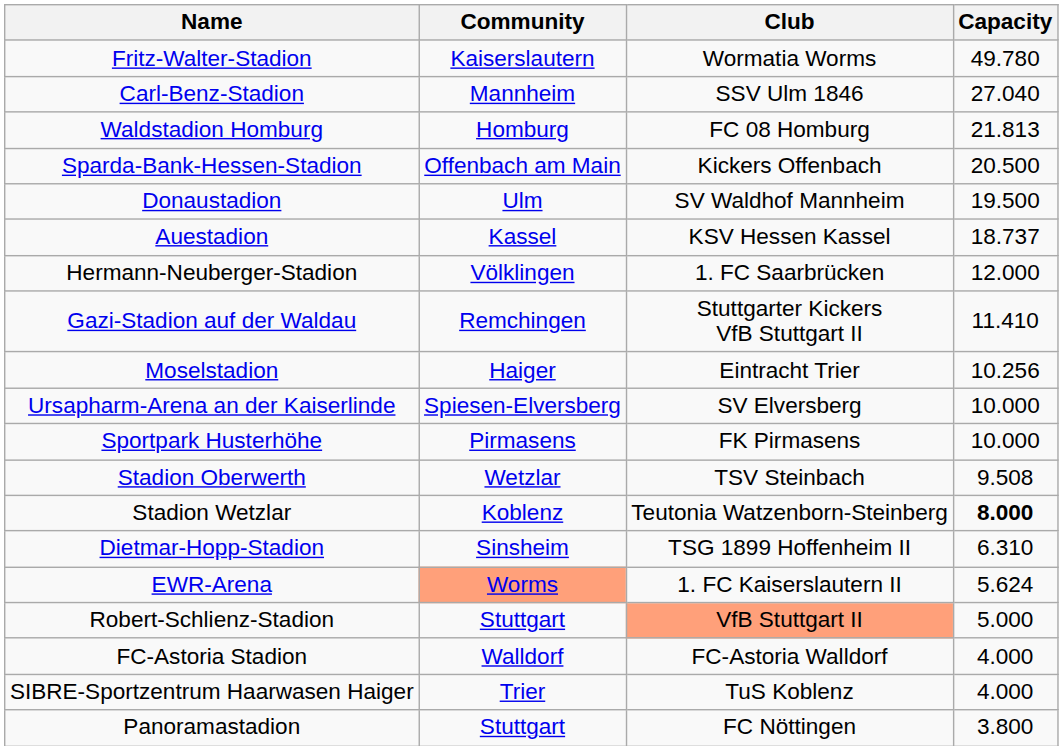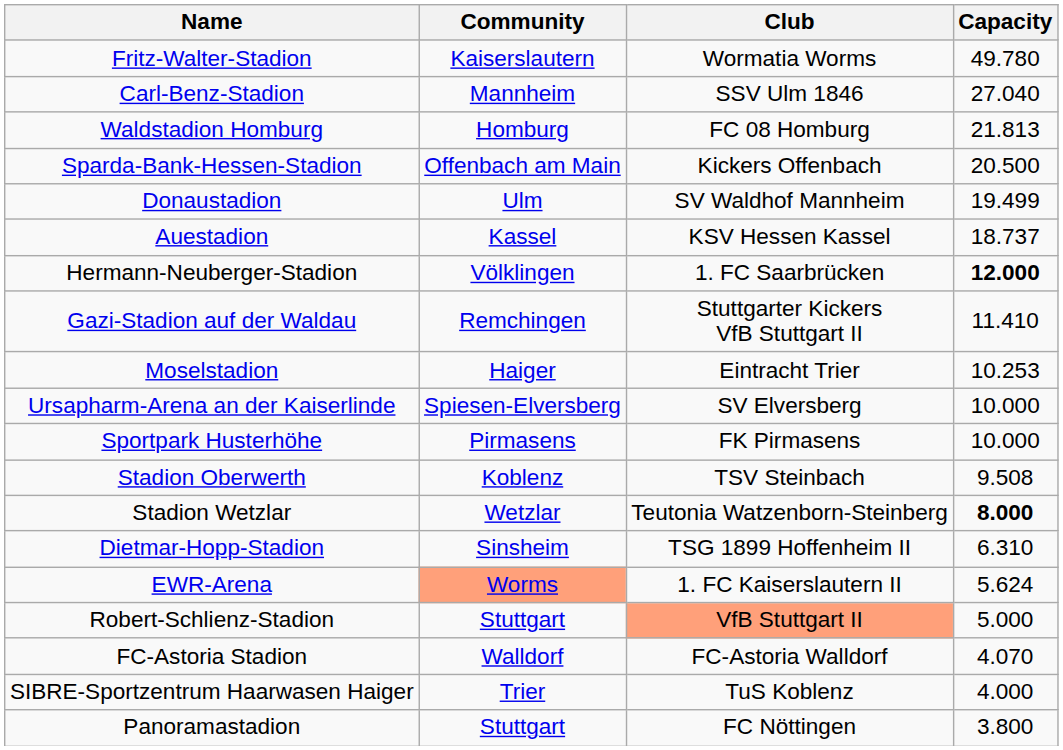(1005, 201) 19.500 -> (1005, 201) 19.499
(1005, 272) normal -> (1005, 272) bold
(1005, 369) 10.256 -> (1005, 369) 10.253
(522, 477) Wetzlar -> (522, 477) Koblenz
(522, 512) Koblenz -> (522, 512) Wetzlar
(1005, 656) 4.000 -> (1005, 656) 4.070
